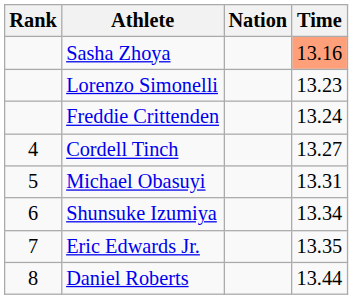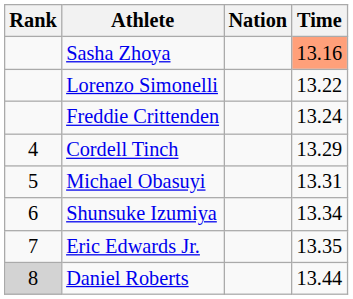(319, 85) 13.23 -> (319, 85) 13.22
(319, 149) 13.27 -> (319, 149) 13.29
(33, 278) no background -> (33, 278) lightgrey background
